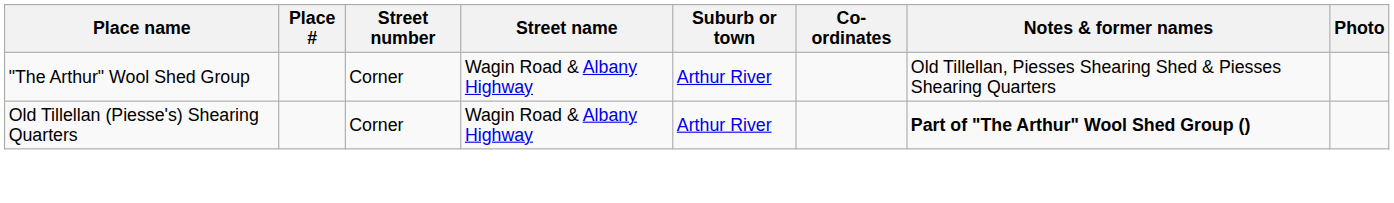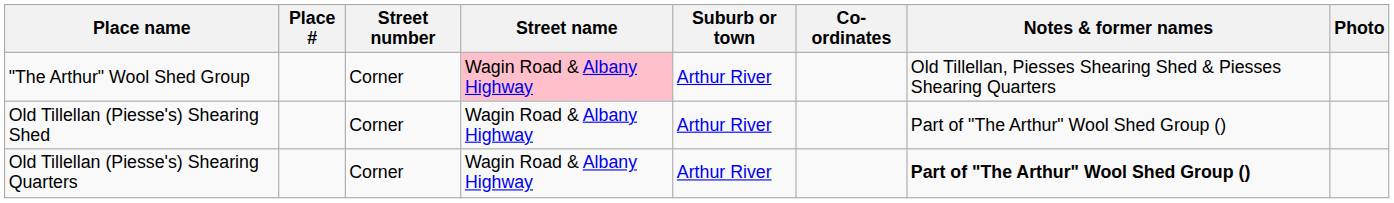(551, 76) no background -> (551, 76) pink background
+ row: (134, 124)
